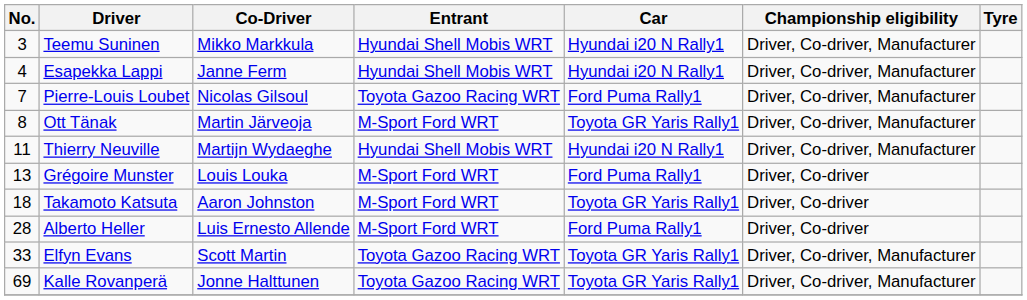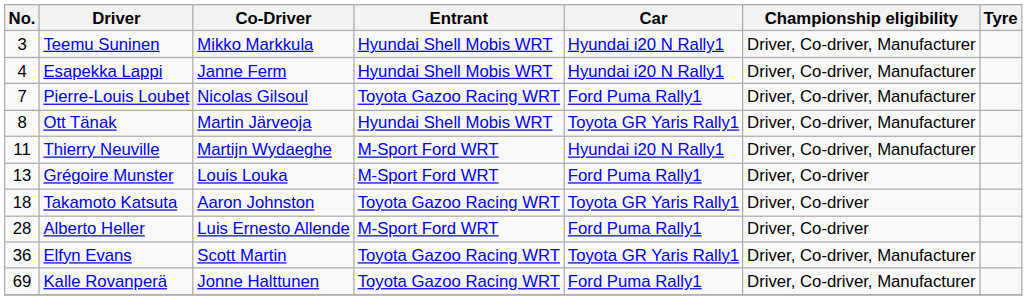(428, 123) M-Sport Ford WRT -> (455, 123) Hyundai Shell Mobis WRT
(455, 149) Hyundai Shell Mobis WRT -> (428, 149) M-Sport Ford WRT
(428, 202) M-Sport Ford WRT -> (459, 202) Toyota Gazoo Racing WRT
(22, 255) 33 -> (22, 255) 36
(653, 281) Toyota GR Yaris Rally1 -> (635, 281) Ford Puma Rally1
